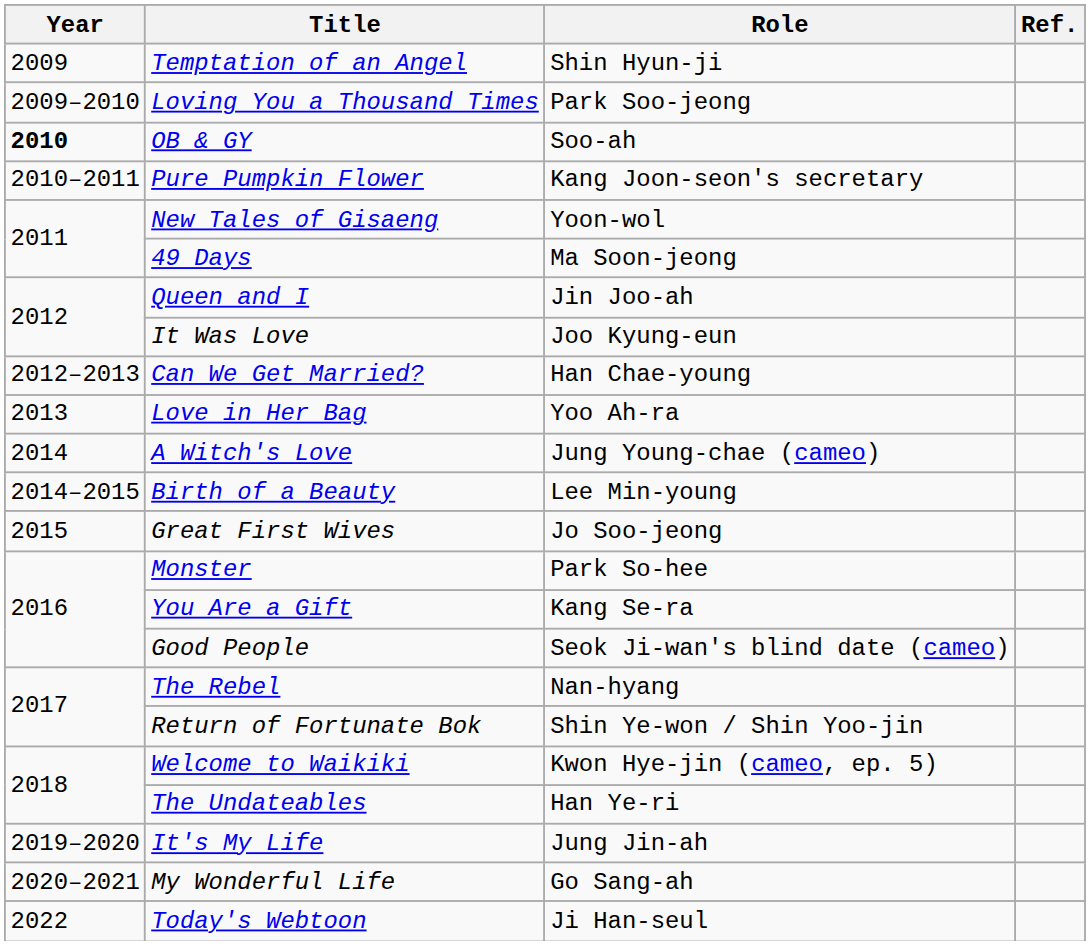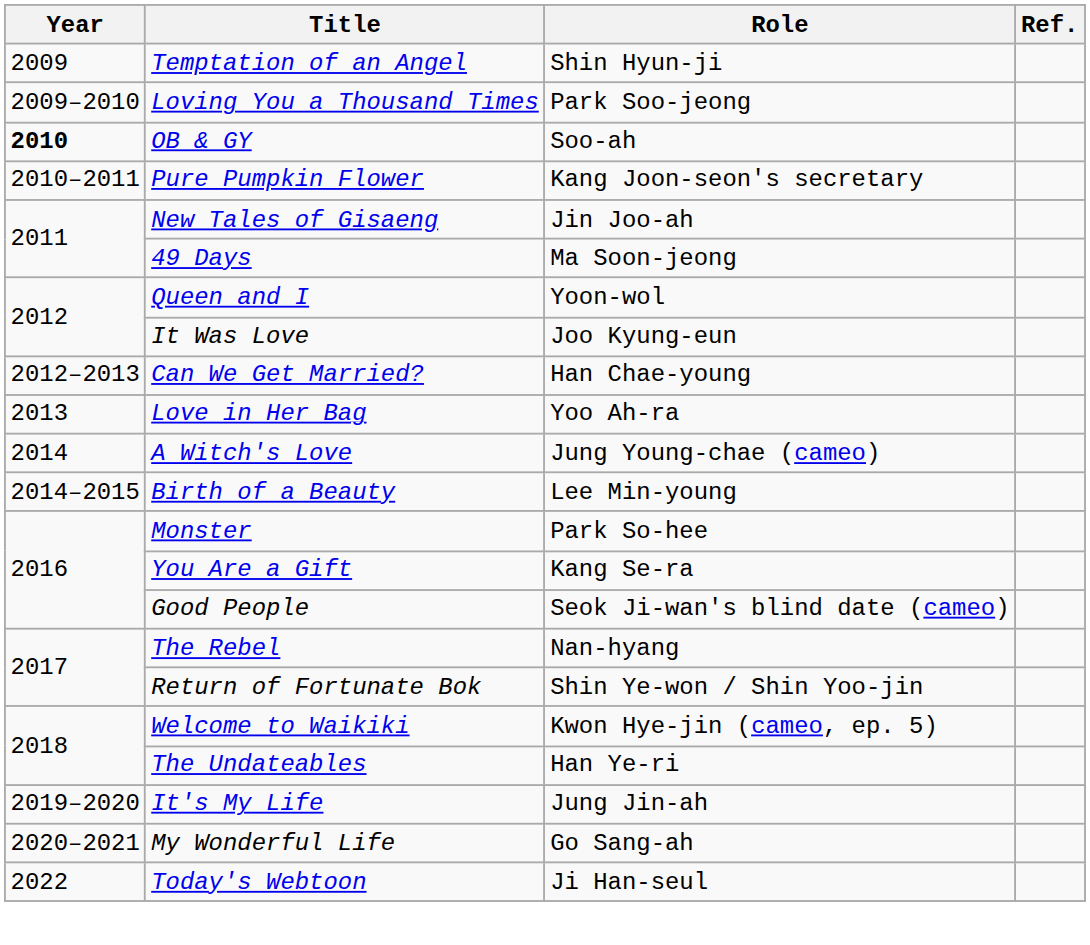(608, 219) Yoon-wol -> (622, 219) Jin Joo-ah
(622, 297) Jin Joo-ah -> (608, 297) Yoon-wol
- row: (273, 531)
